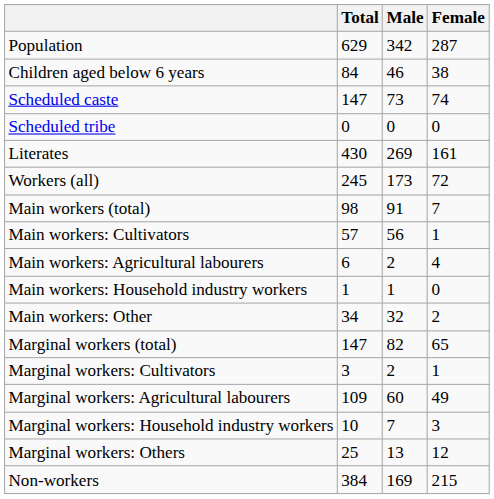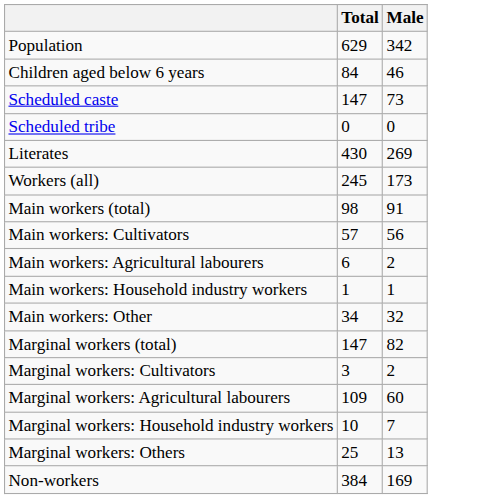- column: (458, 18)
